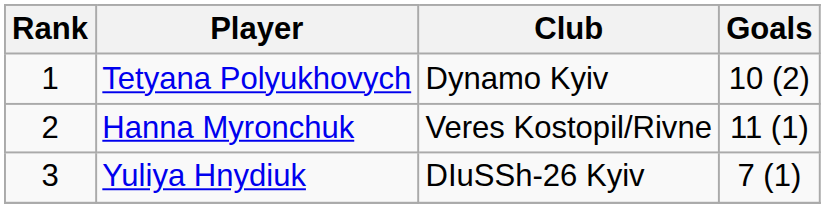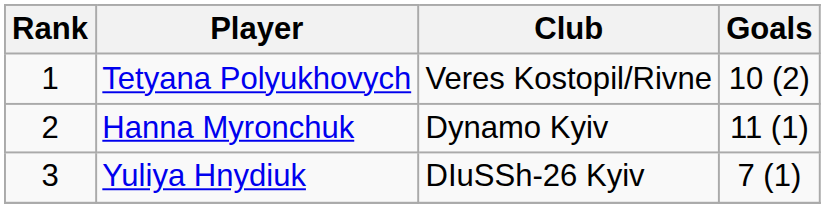(517, 78) Dynamo Kyiv -> (569, 78) Veres Kostopil/Rivne
(569, 127) Veres Kostopil/Rivne -> (517, 127) Dynamo Kyiv
